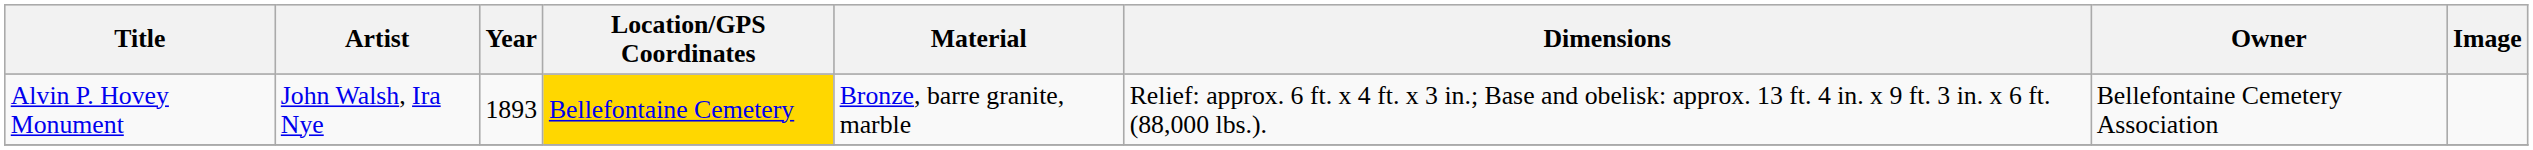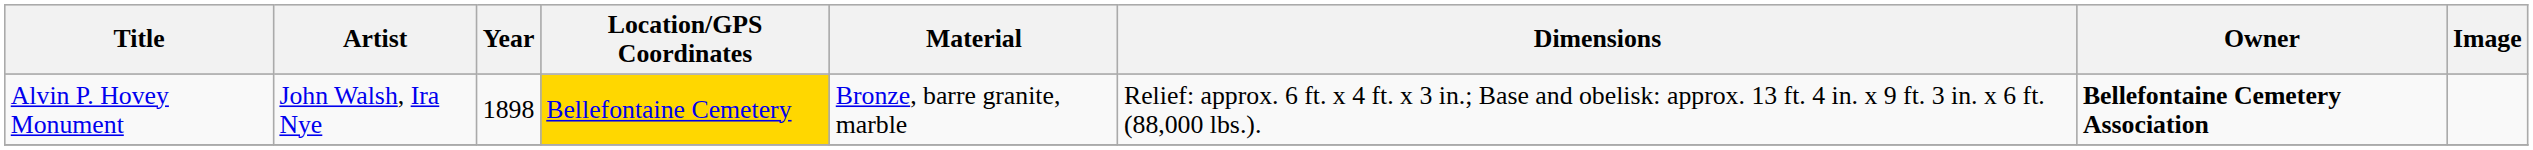(511, 109) 1893 -> (509, 109) 1898
(2219, 109) normal -> (2212, 109) bold
